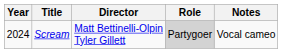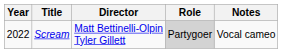(18, 34) 2024 -> (18, 34) 2022
